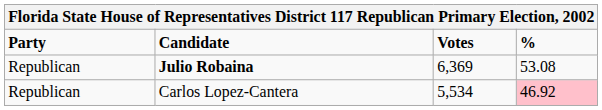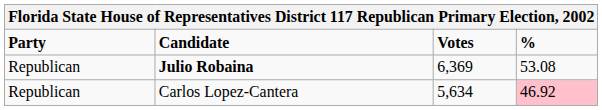(455, 92) 5,534 -> (455, 92) 5,634
